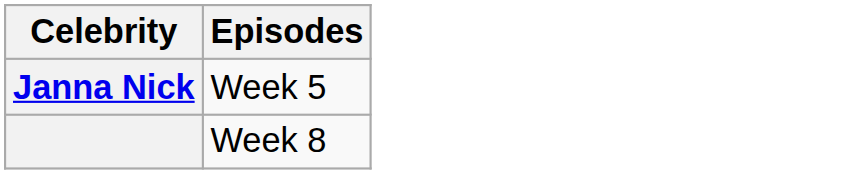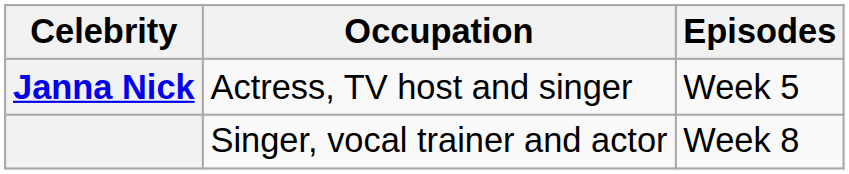+ column: (439, 31)
